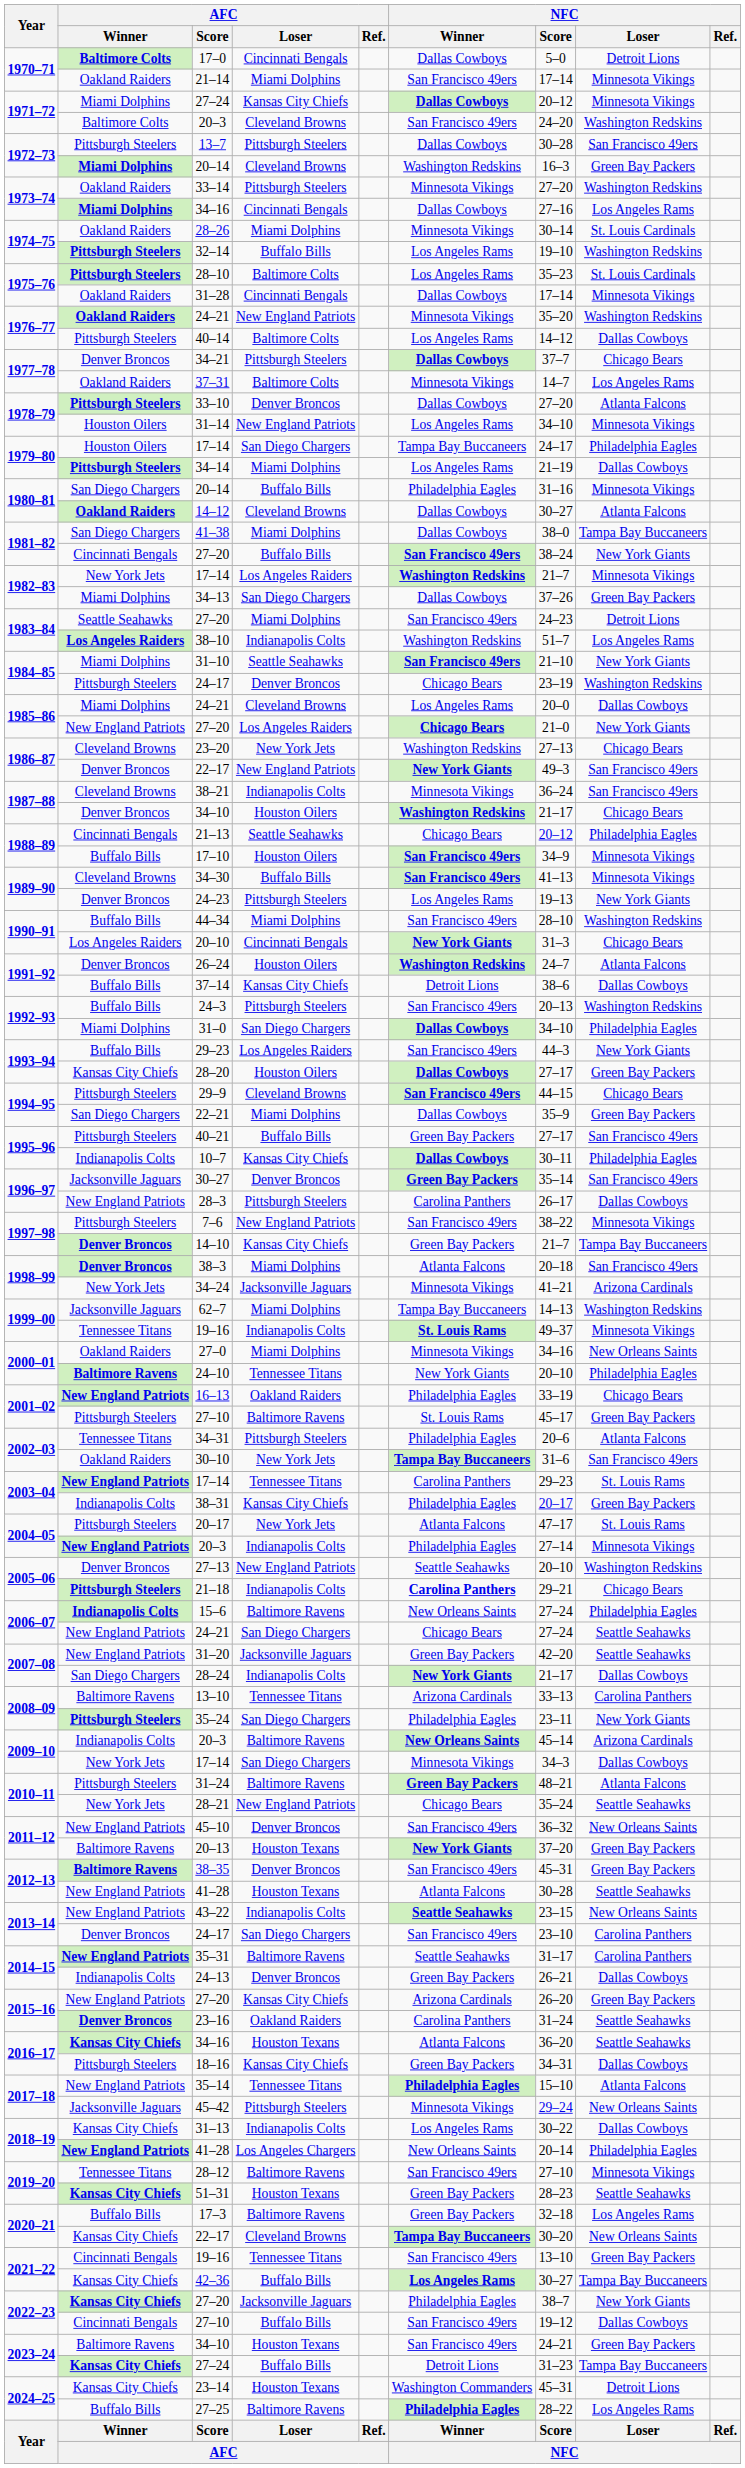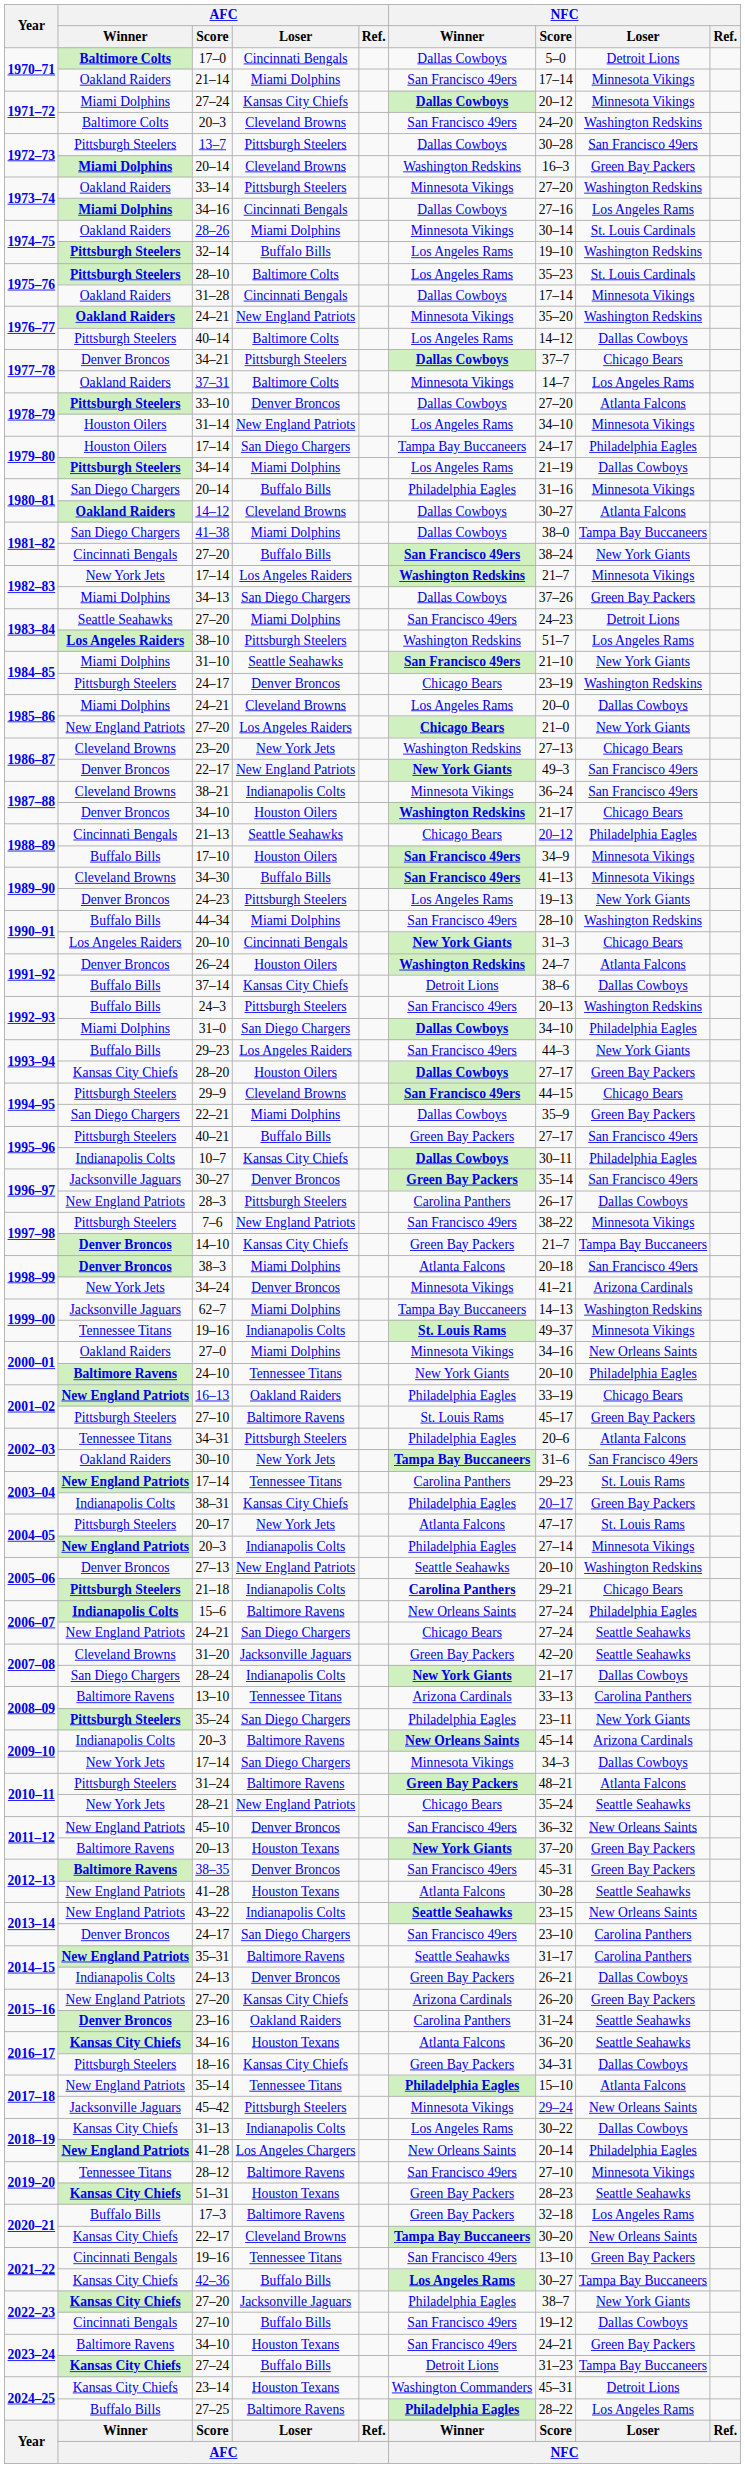(296, 640) Indianapolis Colts -> (296, 640) Pittsburgh Steelers
(296, 1287) Jacksonville Jaguars -> (296, 1287) Denver Broncos
(125, 1654) New England Patriots -> (125, 1654) Cleveland Browns
